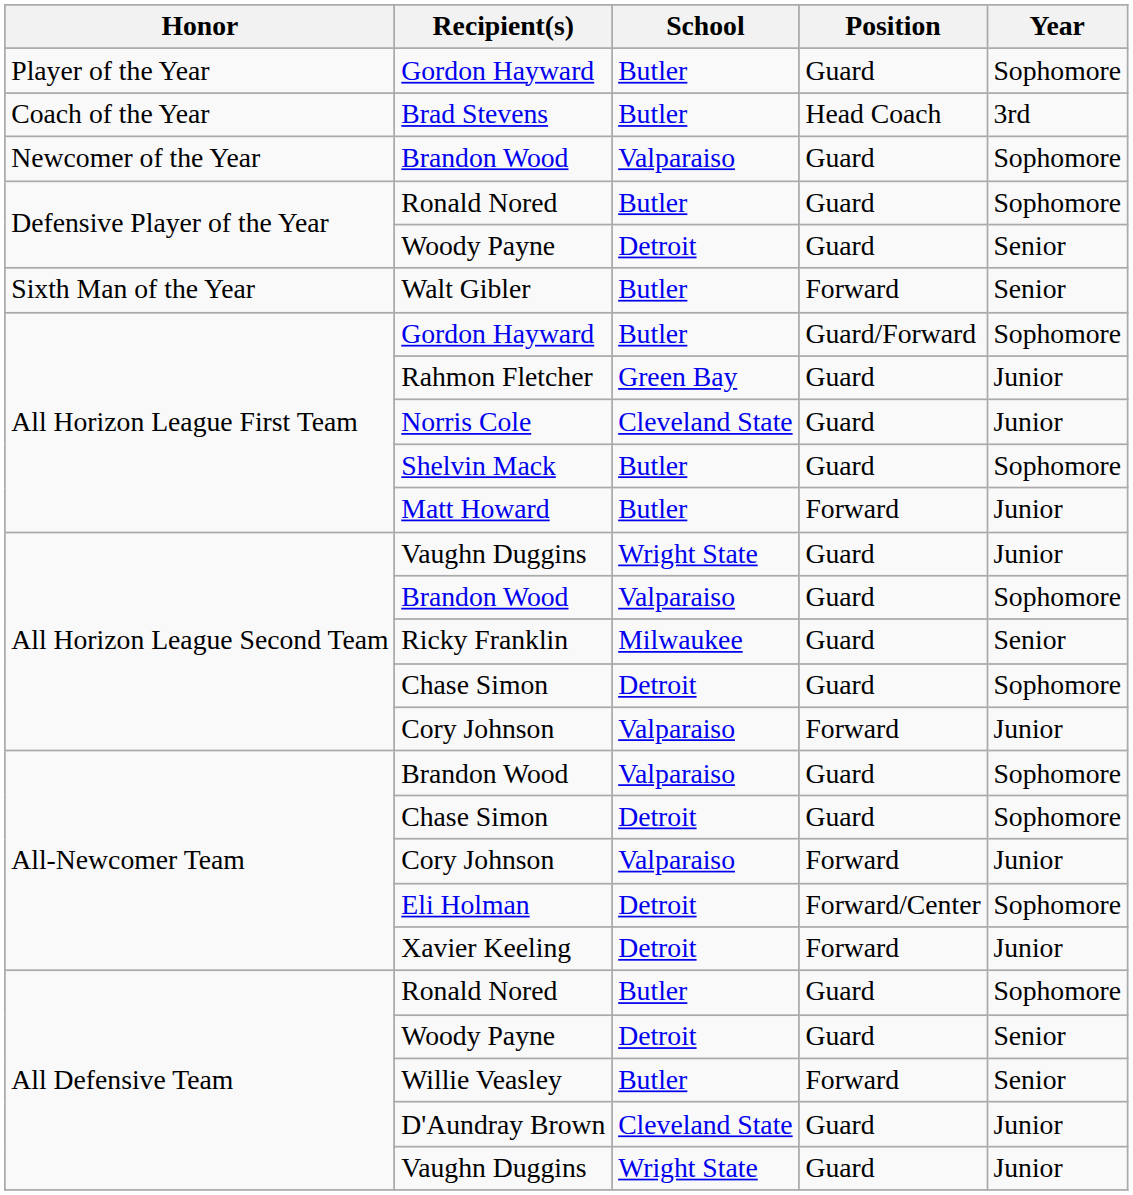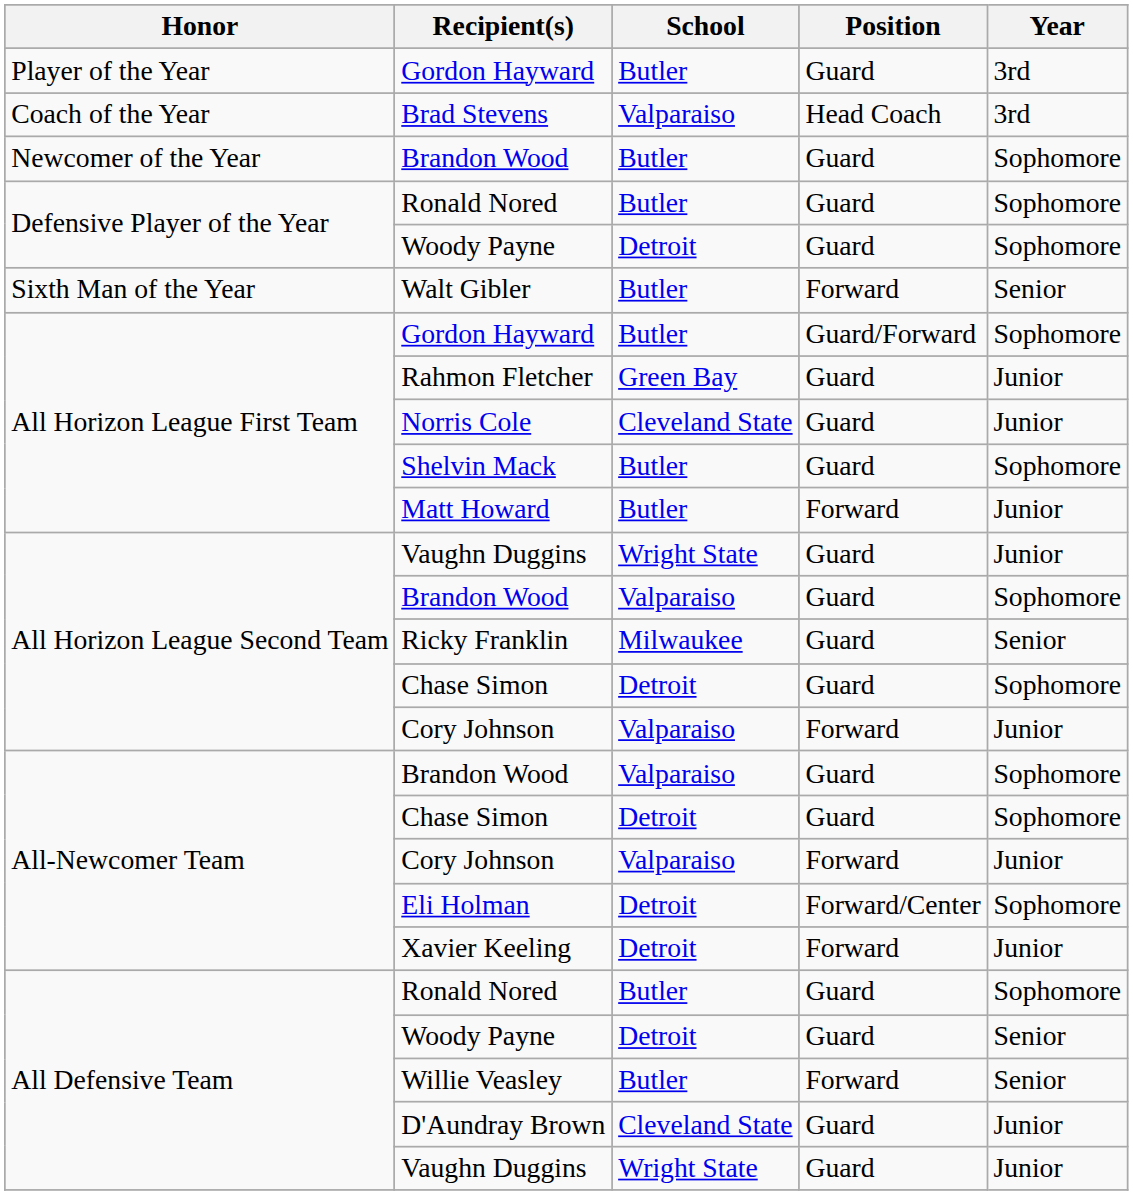(1057, 70) Sophomore -> (1012, 70) 3rd
(653, 114) Butler -> (677, 114) Valparaiso
(677, 158) Valparaiso -> (653, 158) Butler
(1030, 245) Senior -> (1057, 245) Sophomore
